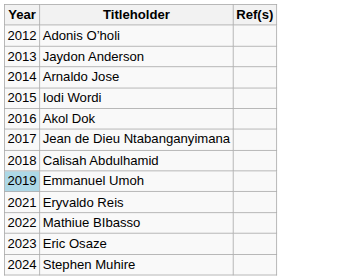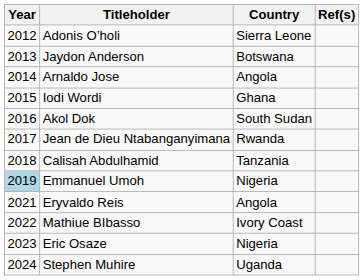+ column: (274, 14)
